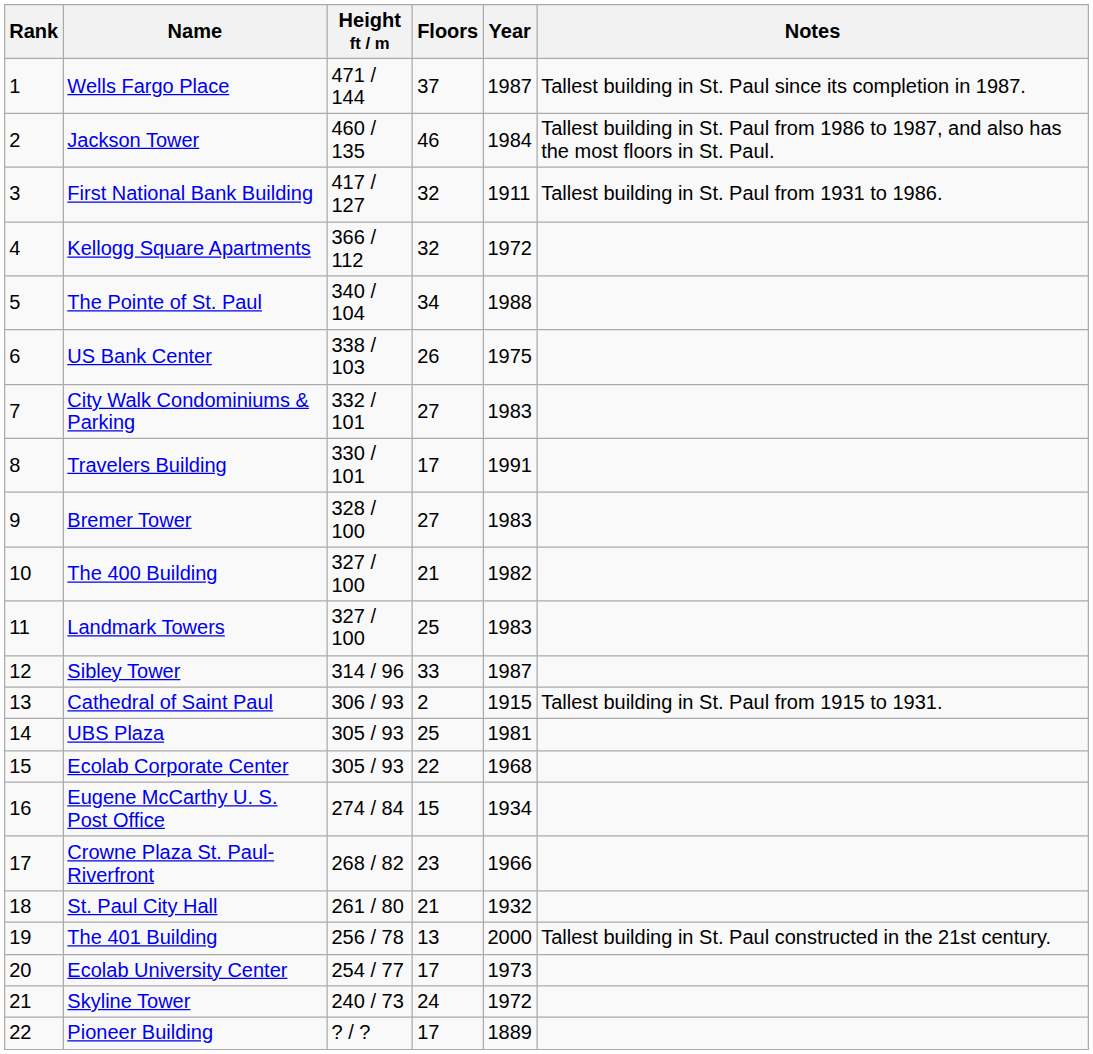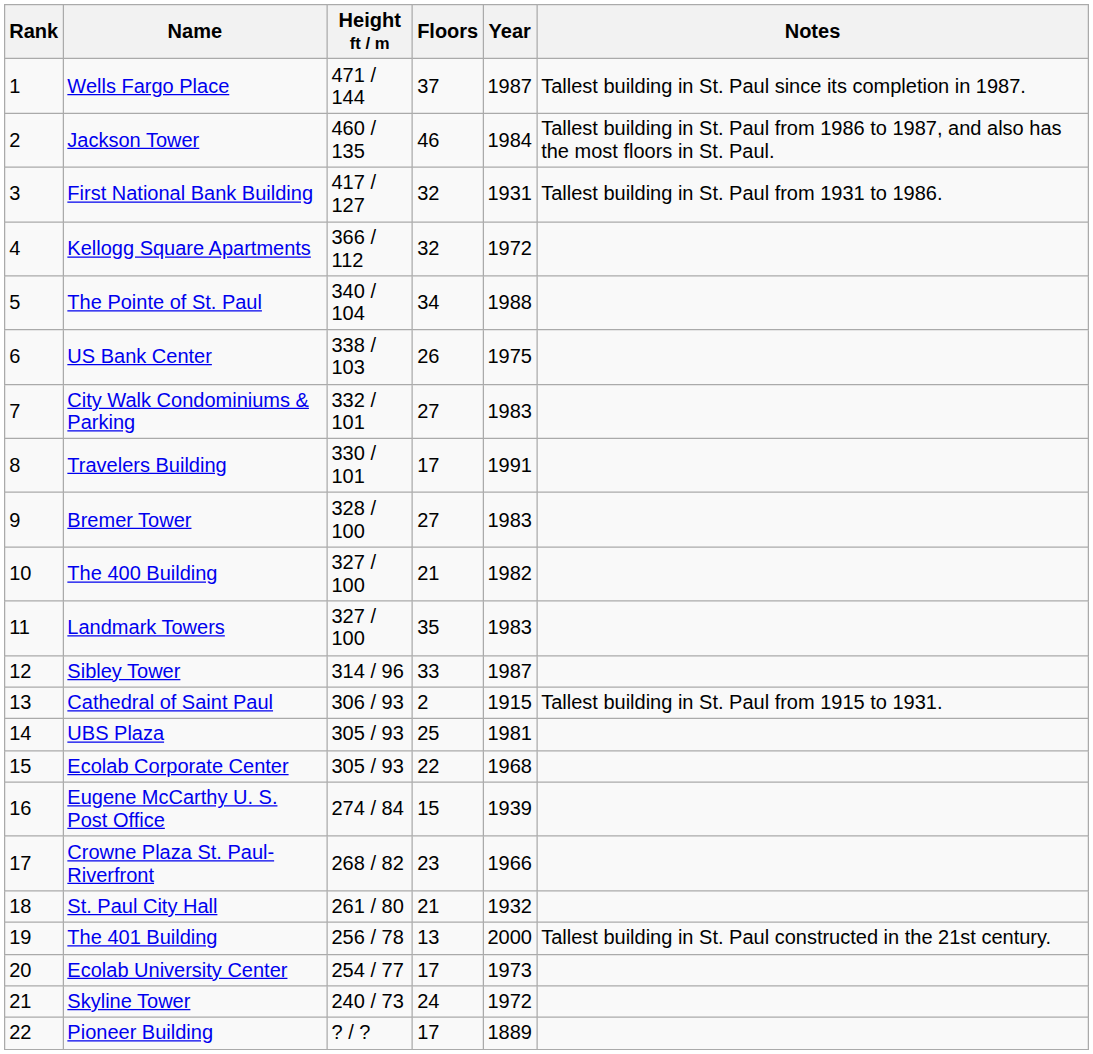(509, 194) 1911 -> (510, 194) 1931
(428, 628) 25 -> (428, 628) 35
(510, 809) 1934 -> (510, 809) 1939
